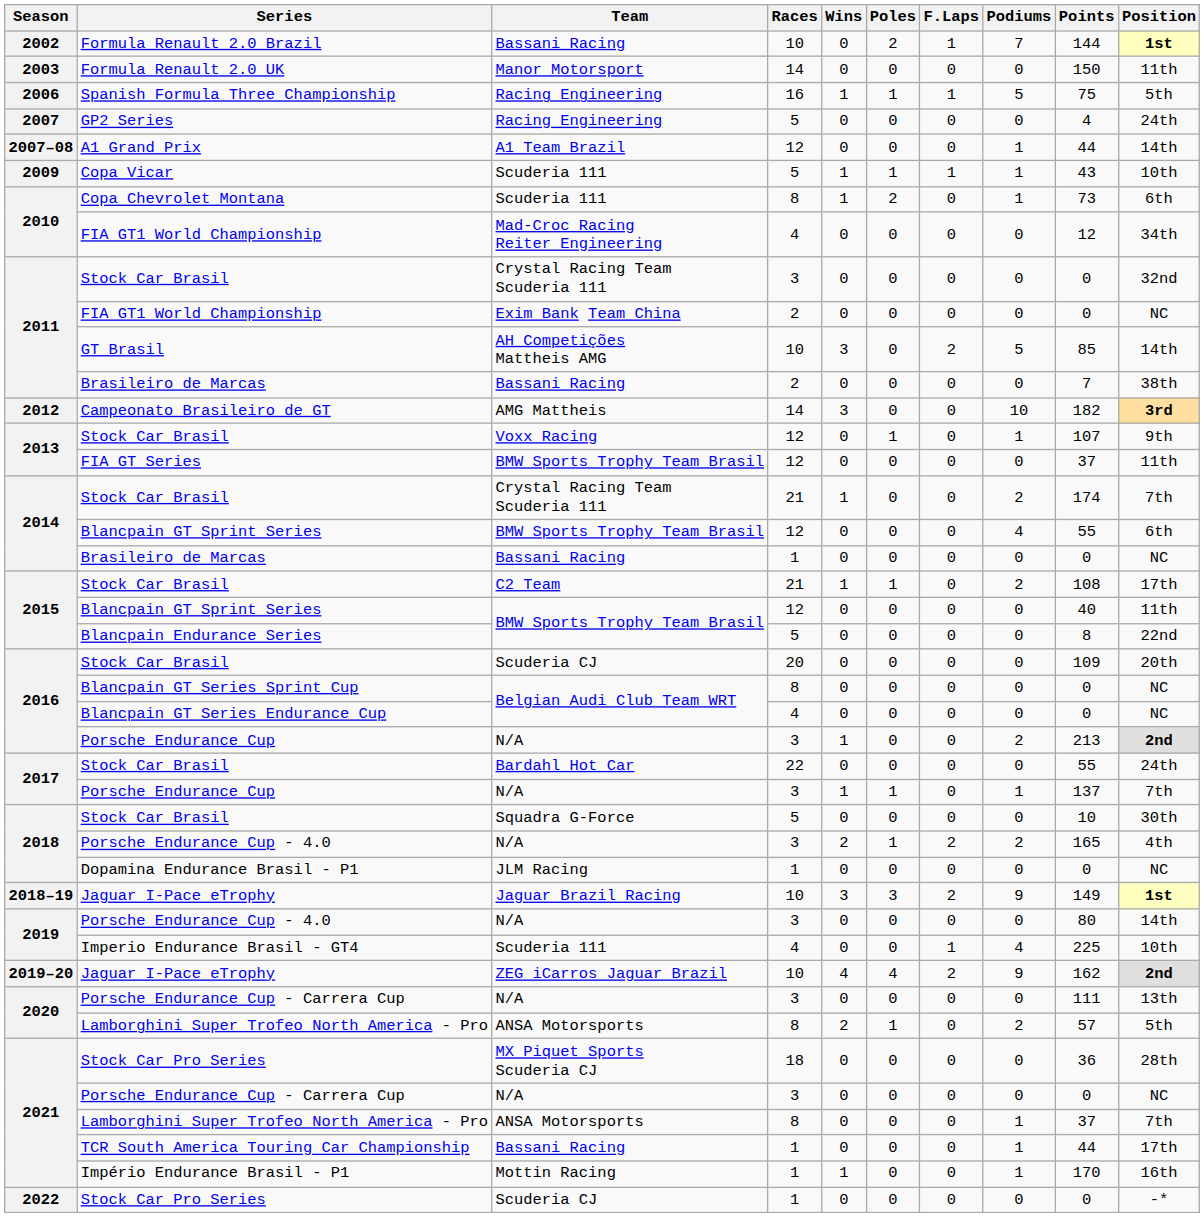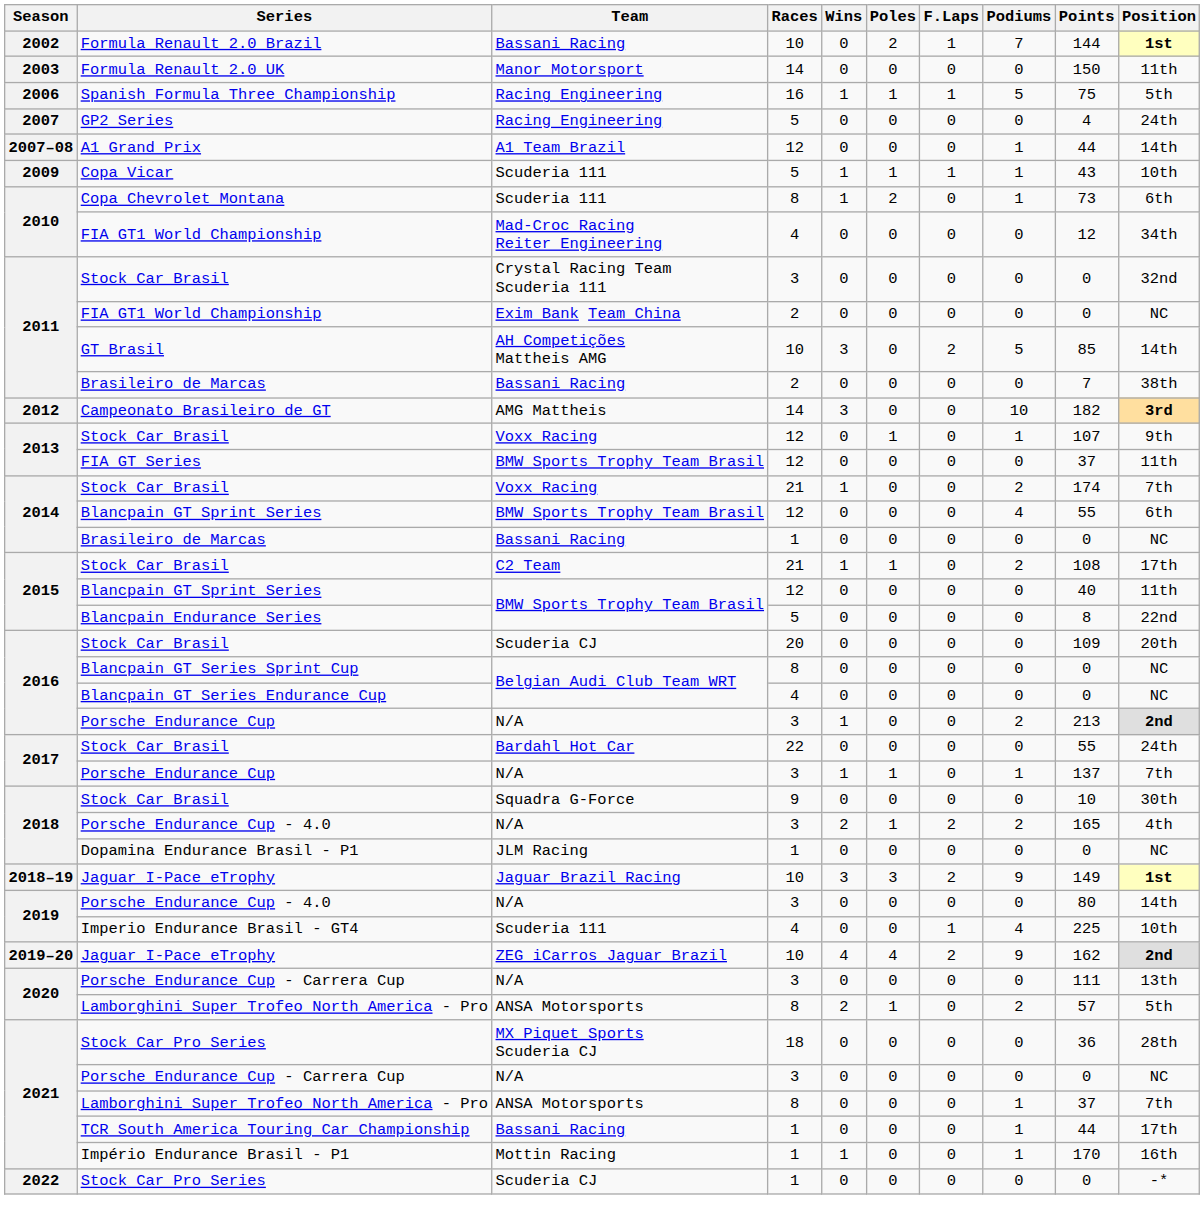(583, 497) Crystal Racing Team Scuderia 111 -> (546, 488) Voxx Racing
(795, 818) 5 -> (795, 799) 9
